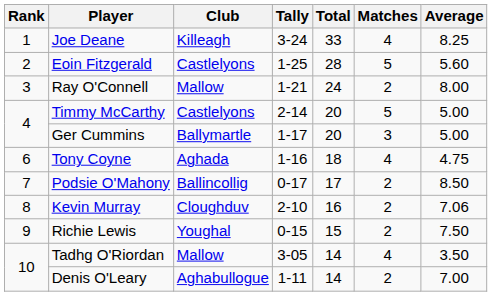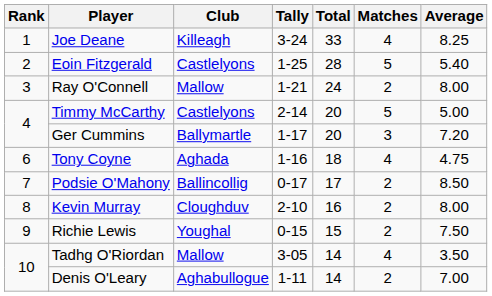(454, 64) 5.60 -> (454, 64) 5.40
(454, 135) 5.00 -> (454, 135) 7.20
(454, 207) 7.06 -> (454, 207) 8.00
